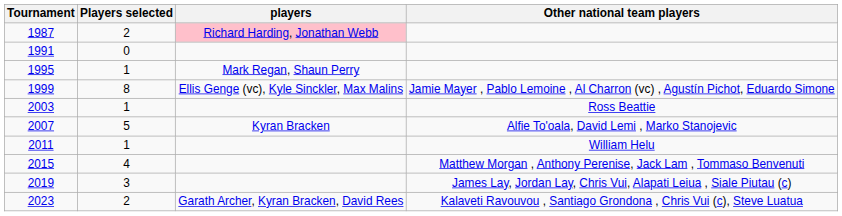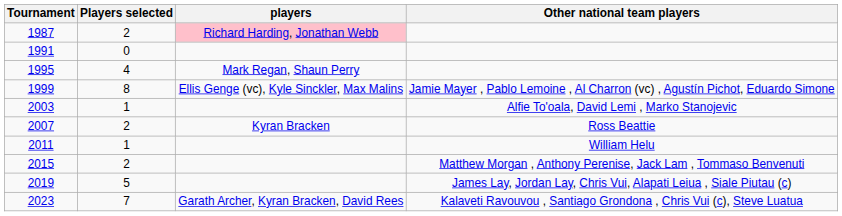(126, 70) 1 -> (126, 70) 4
(622, 107) Ross Beattie -> (622, 107) Alfie To'oala, David Lemi , Marko Stanojevic
(126, 126) 5 -> (126, 126) 2
(622, 126) Alfie To'oala, David Lemi , Marko Stanojevic -> (622, 126) Ross Beattie
(126, 164) 4 -> (126, 164) 2
(126, 182) 3 -> (126, 182) 5
(126, 201) 2 -> (126, 201) 7
